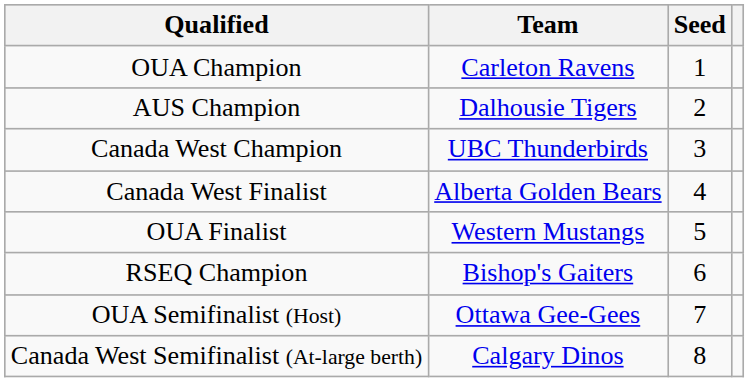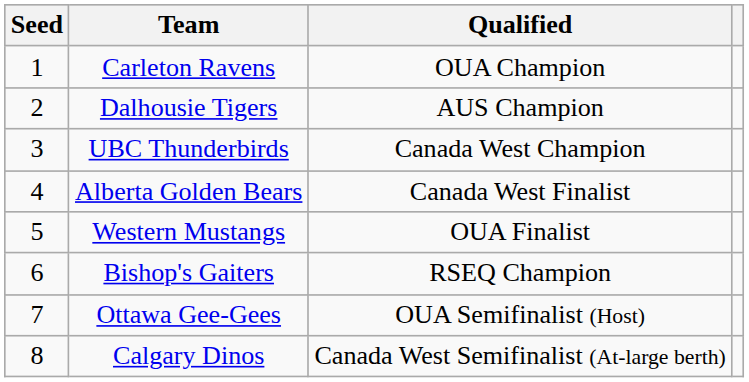columns swapped: (700, 25) <-> (216, 25)
